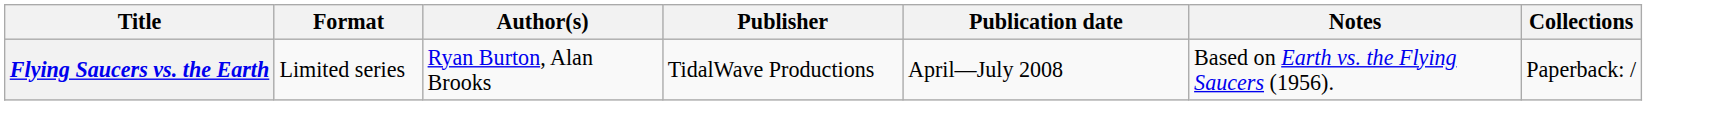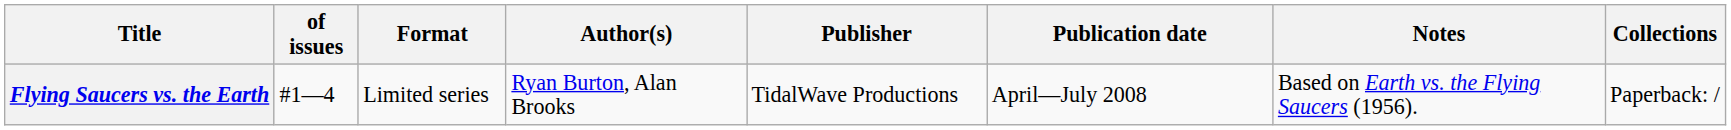+ column: (316, 34)
